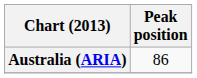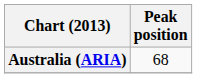(161, 60) 86 -> (161, 60) 68
